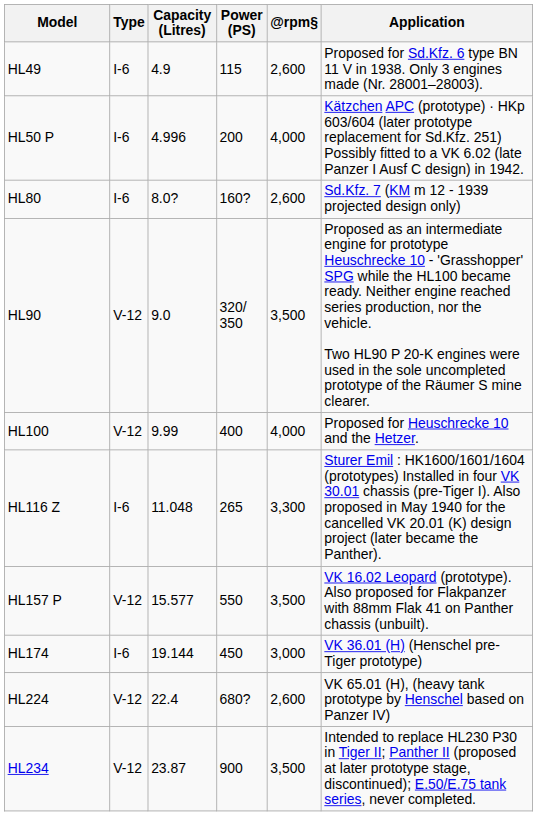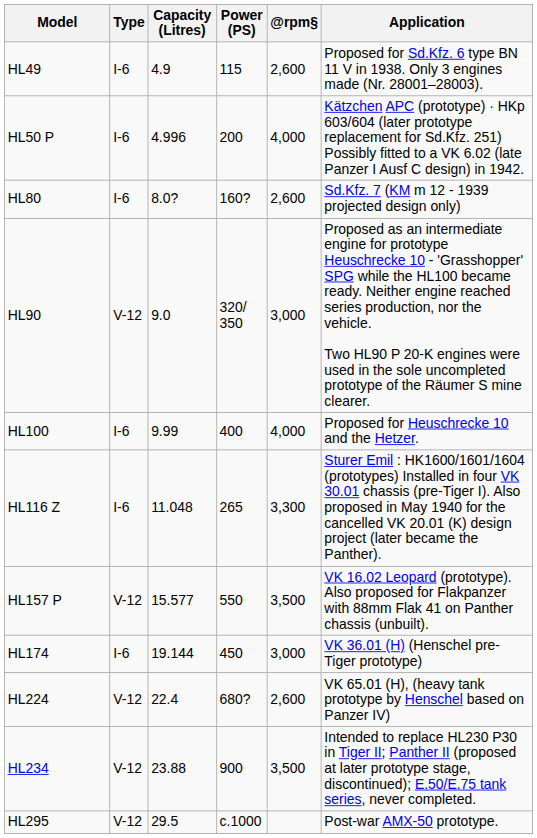(288, 315) 3,500 -> (288, 315) 3,000
(128, 431) V-12 -> (121, 431) I-6
(169, 768) 23.87 -> (169, 768) 23.88
+ row: (28, 822)
